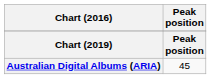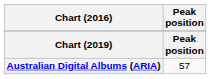(184, 66) 45 -> (184, 66) 57
